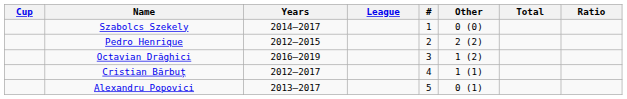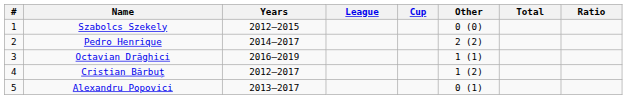columns swapped: (429, 12) <-> (24, 12)
(295, 27) 2014–2017 -> (274, 27) 2012–2015
(295, 42) 2012–2015 -> (274, 42) 2014–2017
(469, 57) 1 (2) -> (469, 57) 1 (1)
(469, 72) 1 (1) -> (469, 72) 1 (2)
